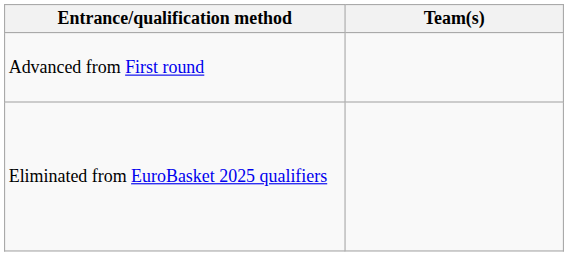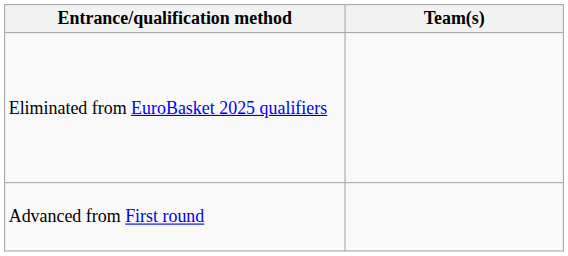rows swapped: (106, 67) <-> (168, 176)
